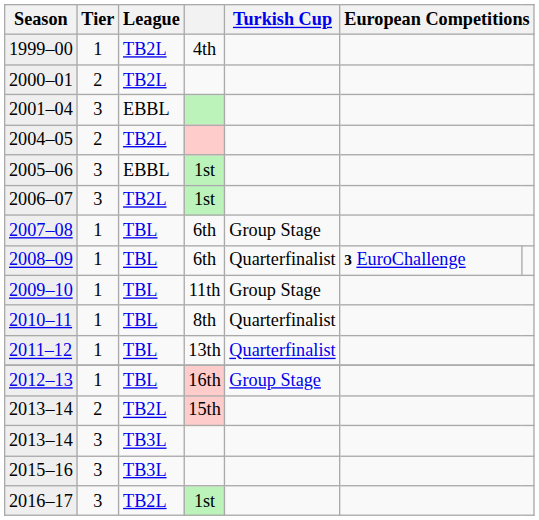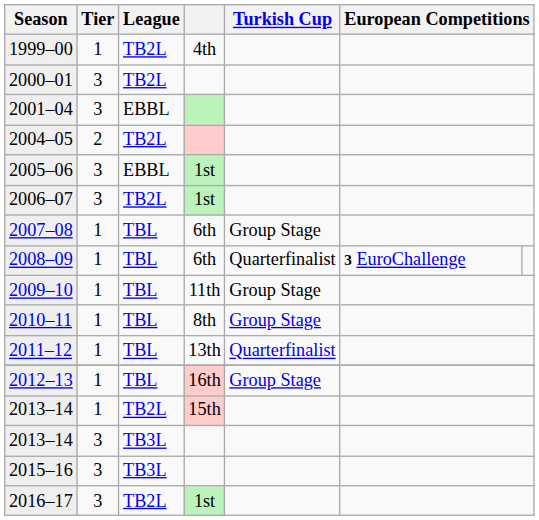(98, 79) 2 -> (98, 79) 3
(282, 319) Quarterfinalist -> (275, 319) Group Stage
(98, 409) 2 -> (98, 409) 1
